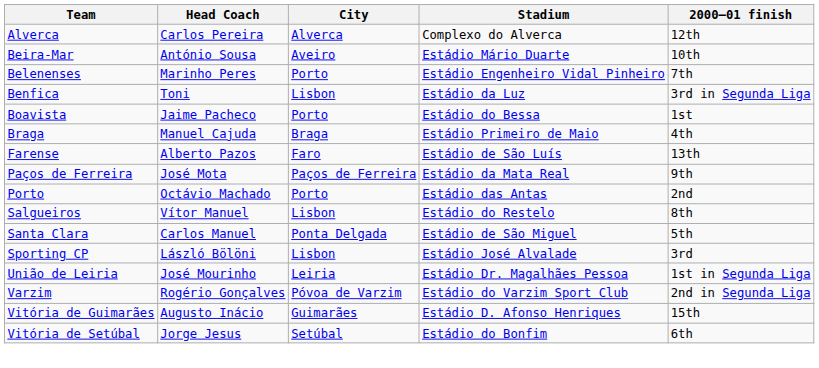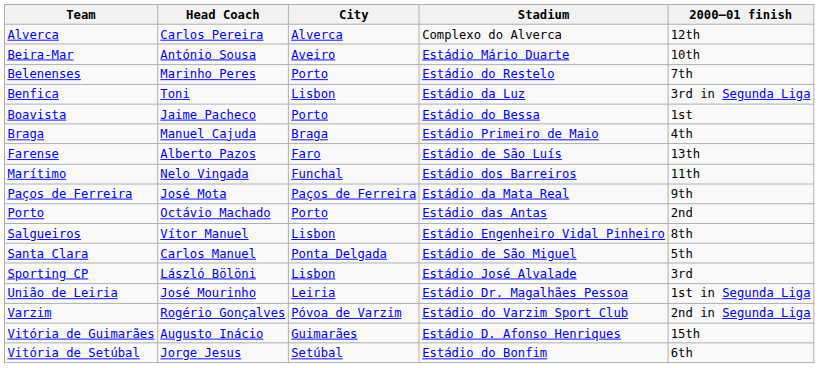(544, 74) Estádio Engenheiro Vidal Pinheiro -> (488, 74) Estádio do Restelo
+ row: (37, 174)
(488, 214) Estádio do Restelo -> (544, 234) Estádio Engenheiro Vidal Pinheiro
